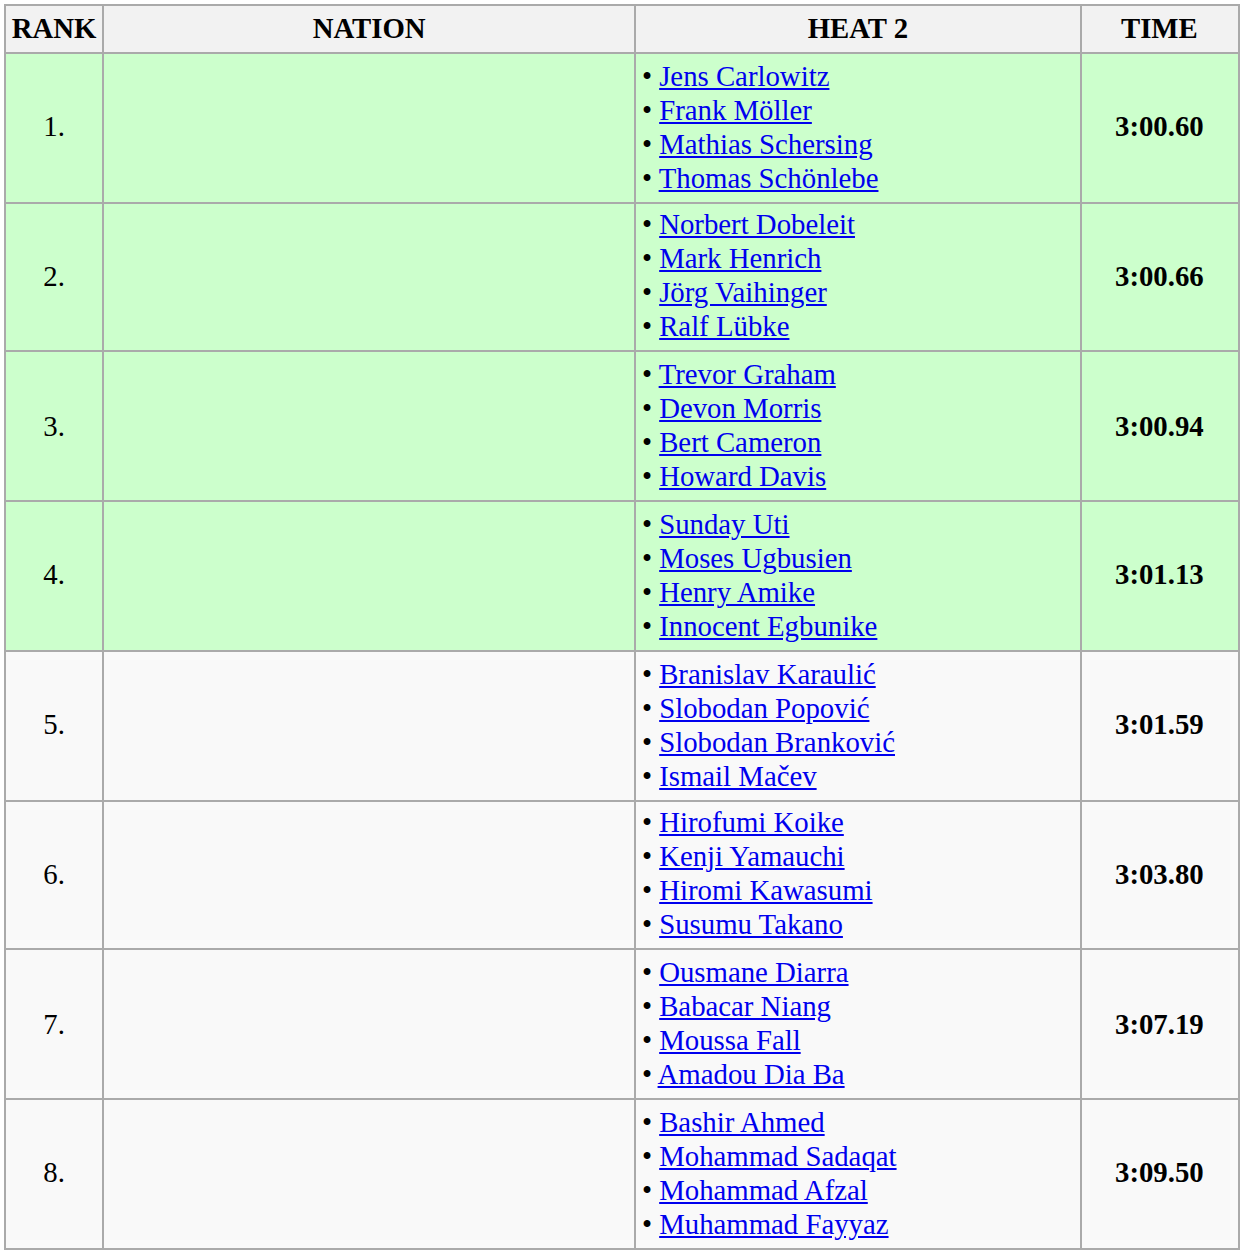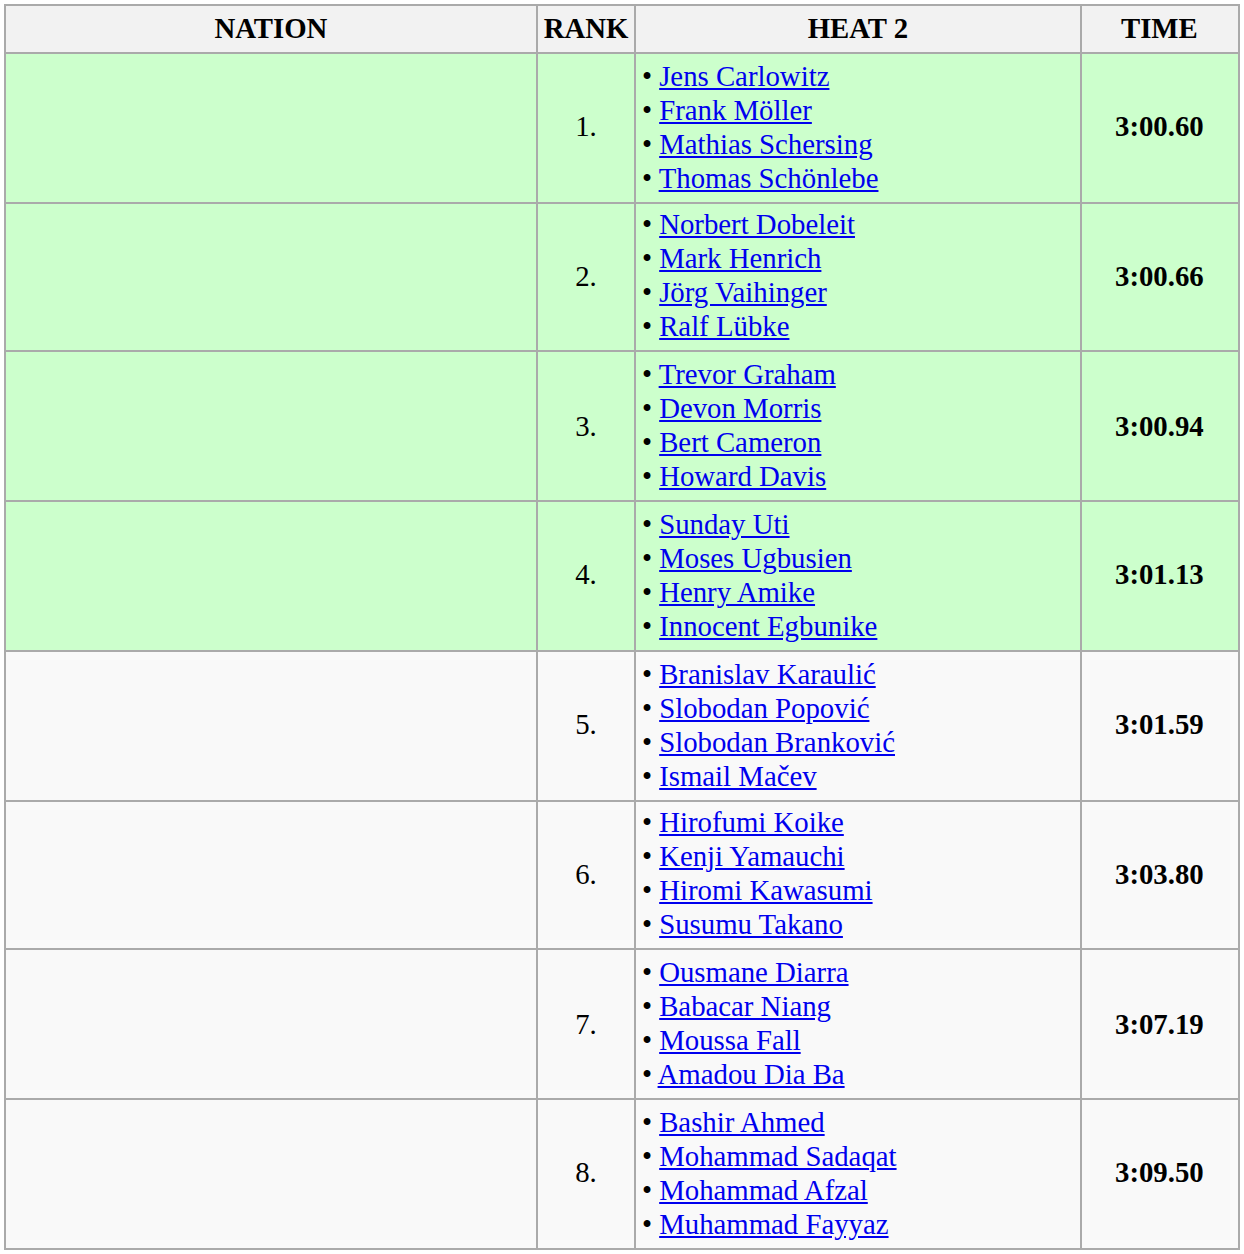columns swapped: (54, 28) <-> (369, 28)
